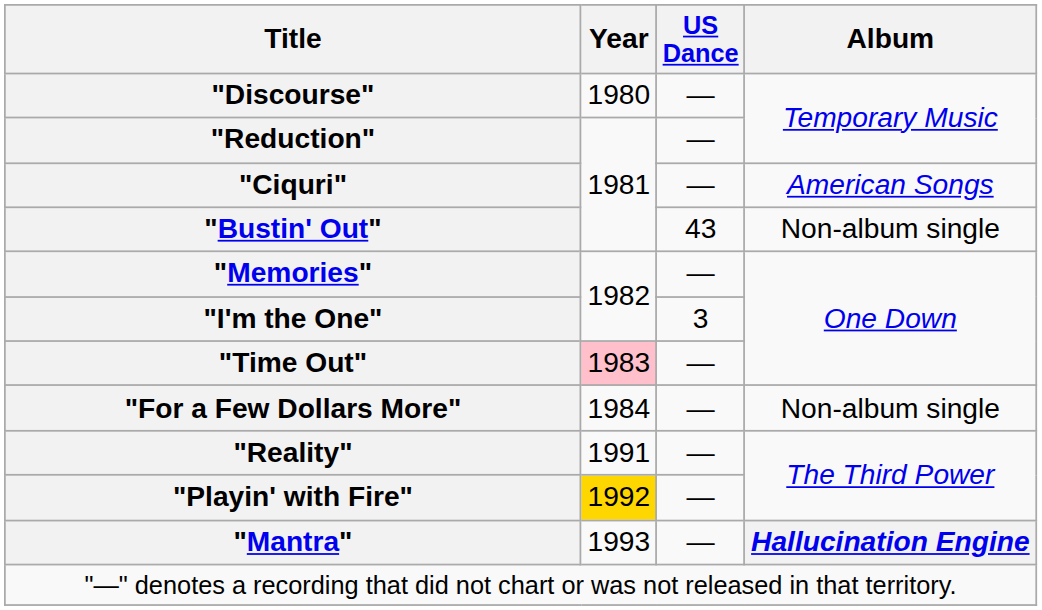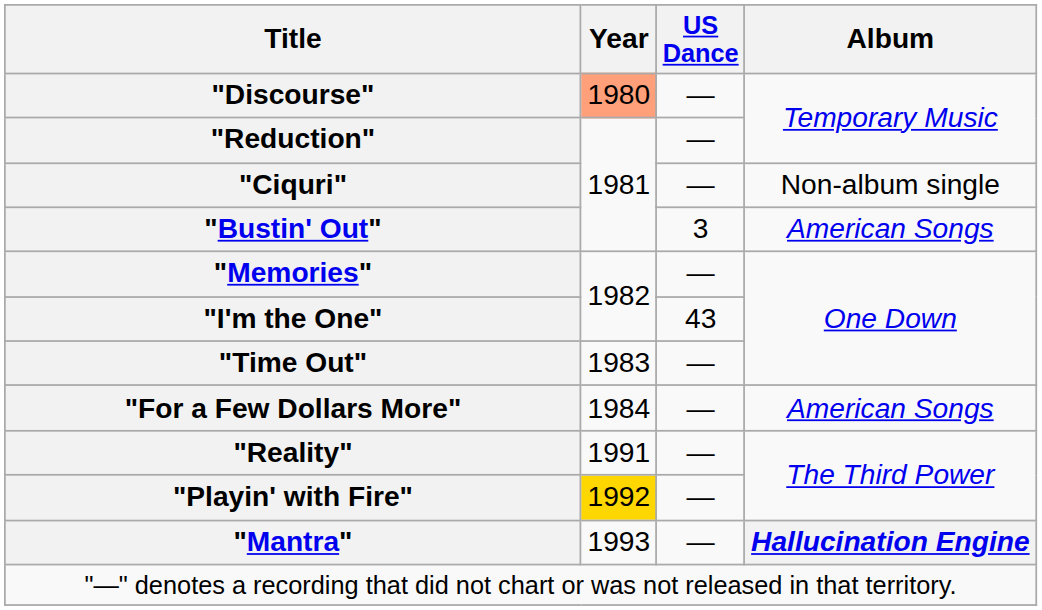(619, 95) no background -> (619, 95) lightsalmon background
(890, 184) American Songs -> (890, 184) Non-album single
(701, 229) 43 -> (701, 229) 3
(890, 229) Non-album single -> (890, 229) American Songs
(701, 318) 3 -> (701, 318) 43
(619, 362) pink background -> (619, 362) no background
(890, 407) Non-album single -> (890, 407) American Songs
